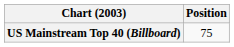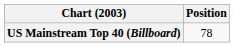(206, 32) 75 -> (206, 32) 78
